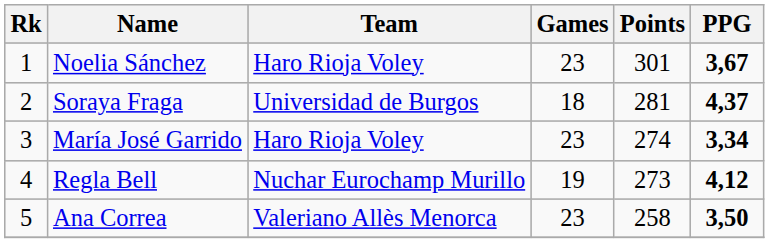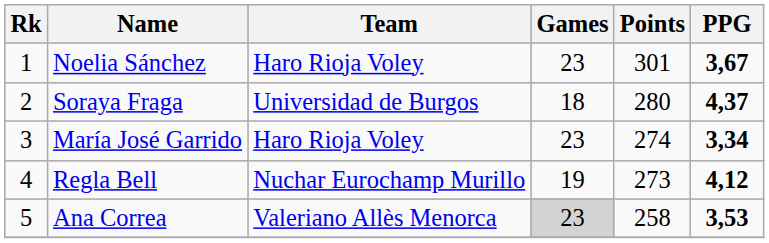(652, 101) 281 -> (652, 101) 280
(572, 218) no background -> (572, 218) lightgrey background
(727, 218) 3,50 -> (727, 218) 3,53
